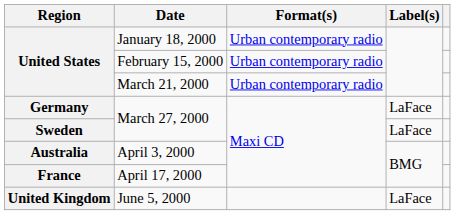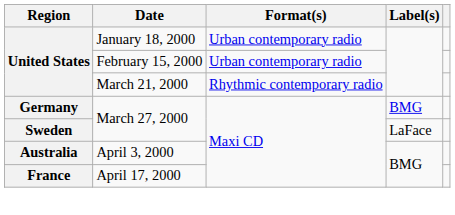(306, 84) Urban contemporary radio -> (296, 84) Rhythmic contemporary radio
(410, 107) LaFace -> (406, 107) BMG
- row: (59, 198)
